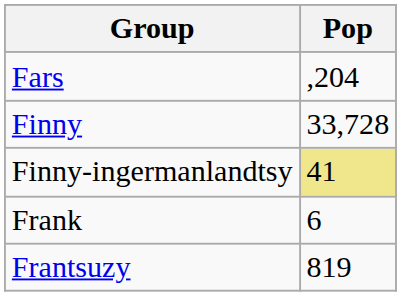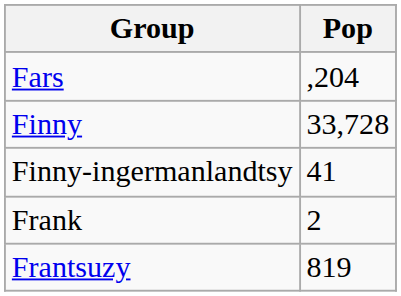(321, 171) khaki background -> (321, 171) no background
(314, 219) 6 -> (314, 219) 2
